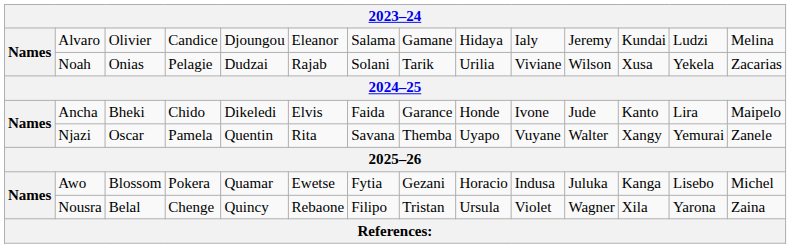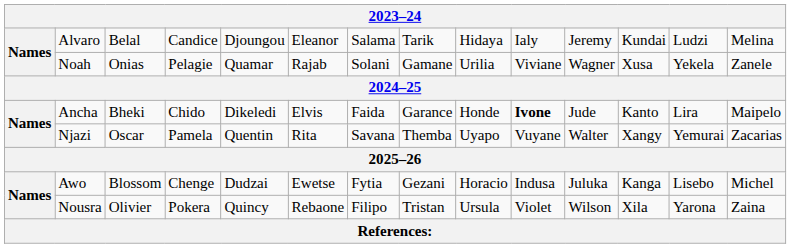(130, 40) Olivier -> (125, 40) Belal
(427, 40) Gamane -> (418, 40) Tarik
(246, 64) Dudzai -> (249, 64) Quamar
(418, 64) Tarik -> (427, 64) Gamane
(590, 64) Wilson -> (592, 64) Wagner
(756, 64) Zacarias -> (751, 64) Zanele
(532, 111) normal -> (533, 111) bold
(751, 135) Zanele -> (756, 135) Zacarias
(189, 183) Pokera -> (191, 183) Chenge
(249, 183) Quamar -> (246, 183) Dudzai
(125, 207) Belal -> (130, 207) Olivier
(191, 207) Chenge -> (189, 207) Pokera
(592, 207) Wagner -> (590, 207) Wilson
